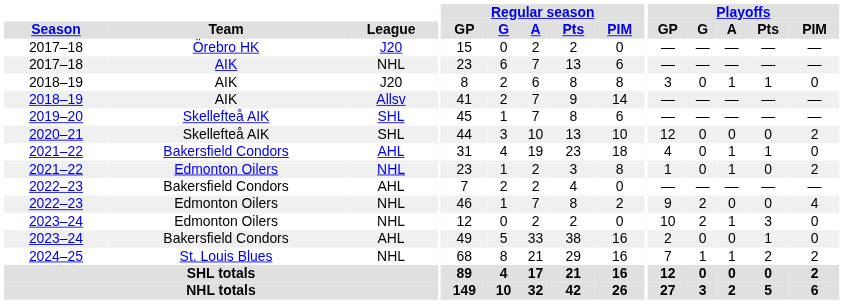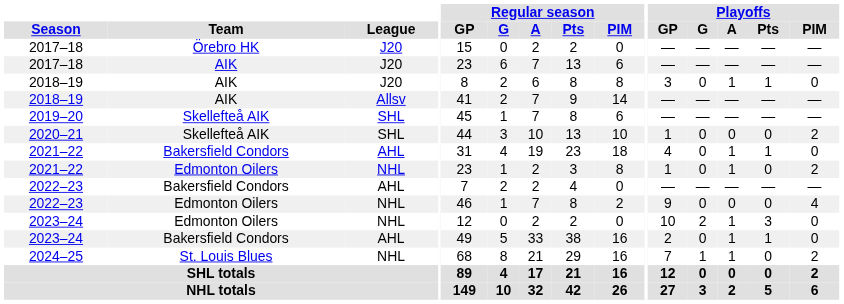(391, 64) NHL -> (391, 64) J20
(668, 134) 12 -> (668, 134) 1
(703, 204) 2 -> (703, 204) 0
(732, 238) 0 -> (732, 238) 1
(768, 256) 2 -> (768, 256) 0
